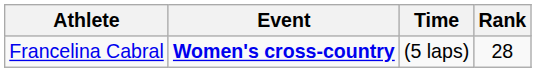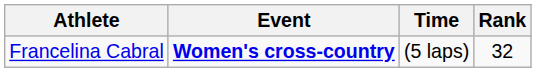(502, 51) 28 -> (502, 51) 32
